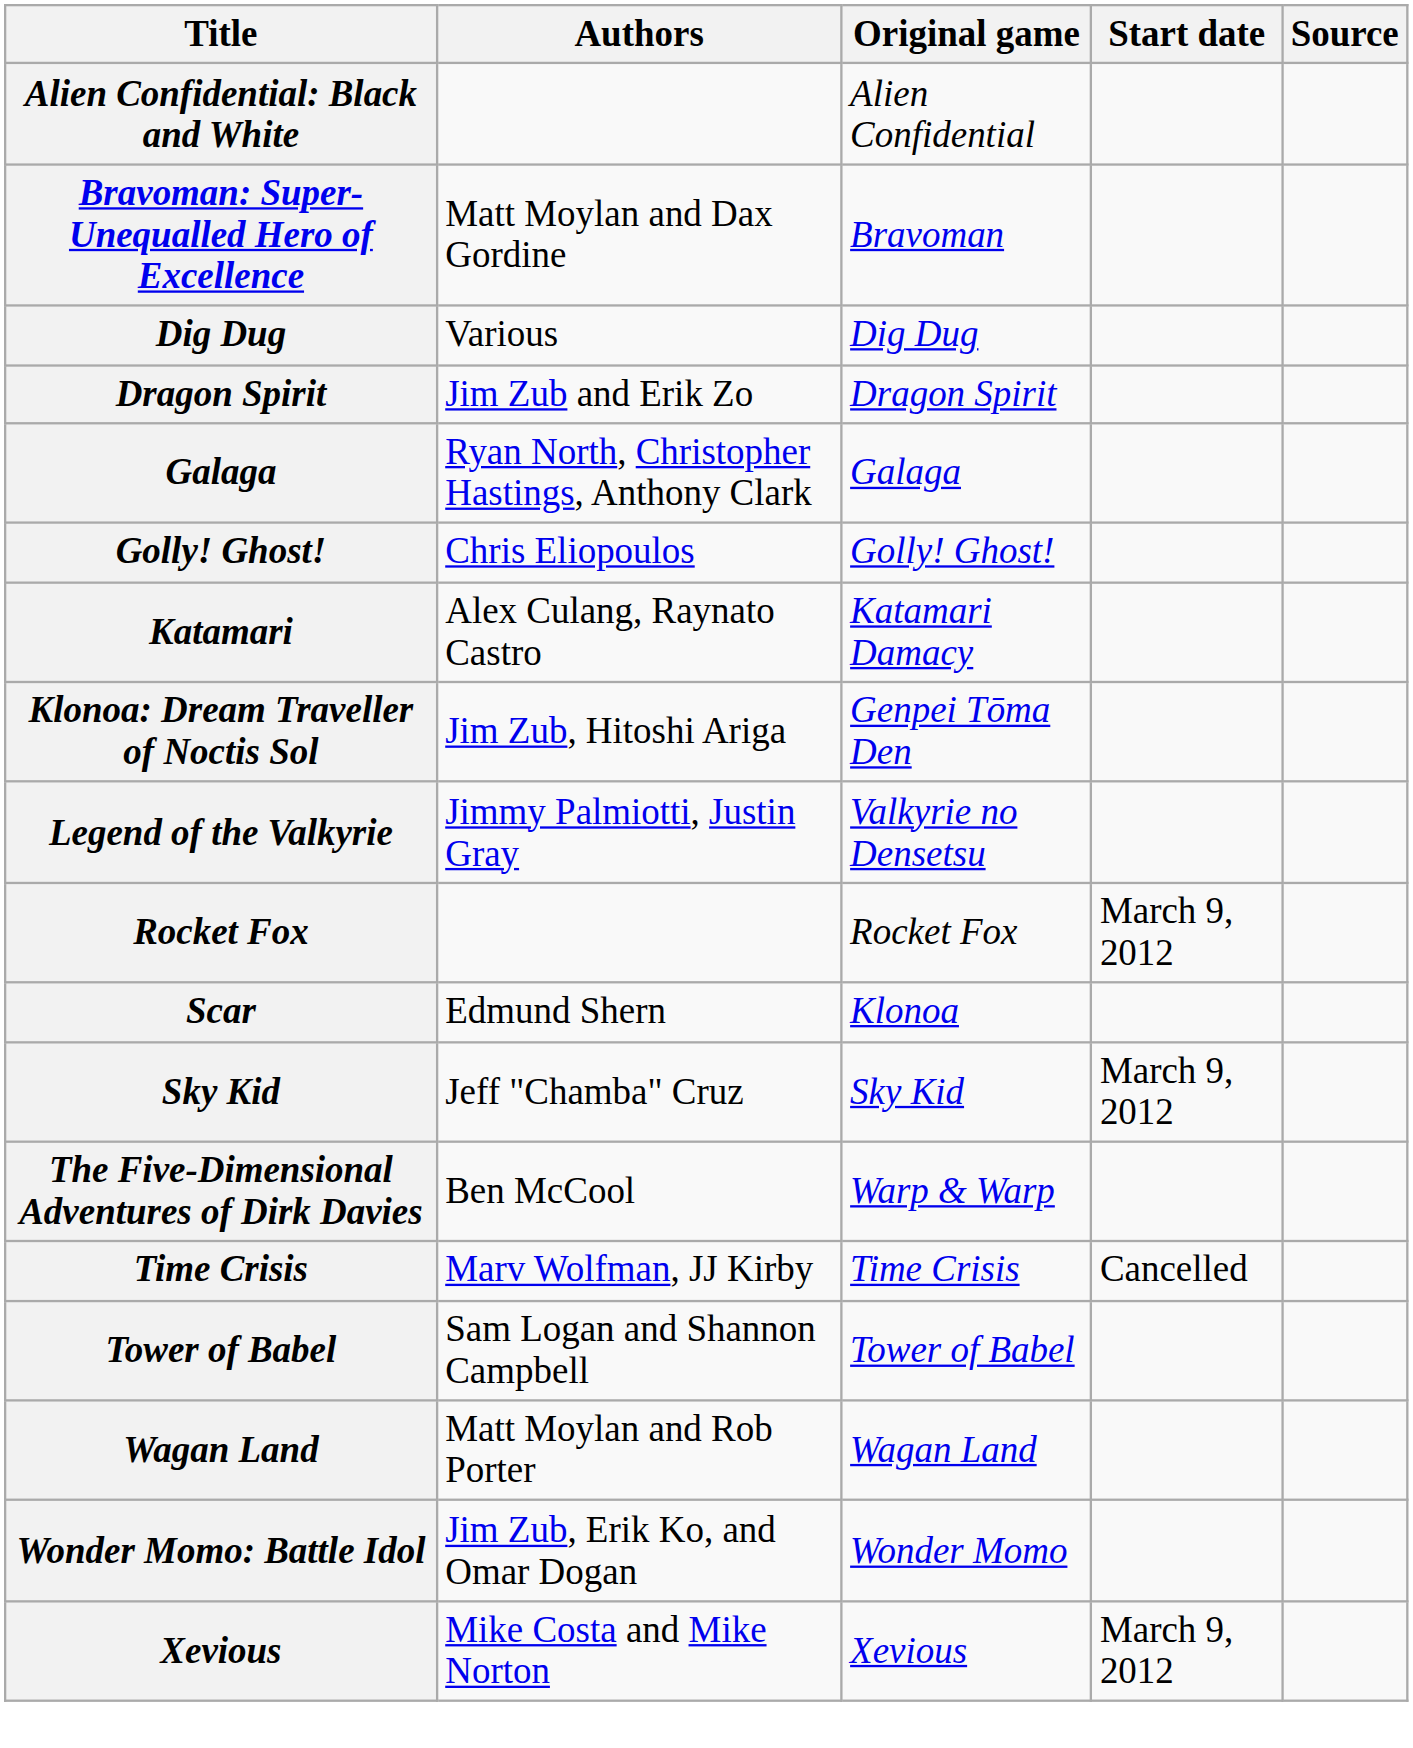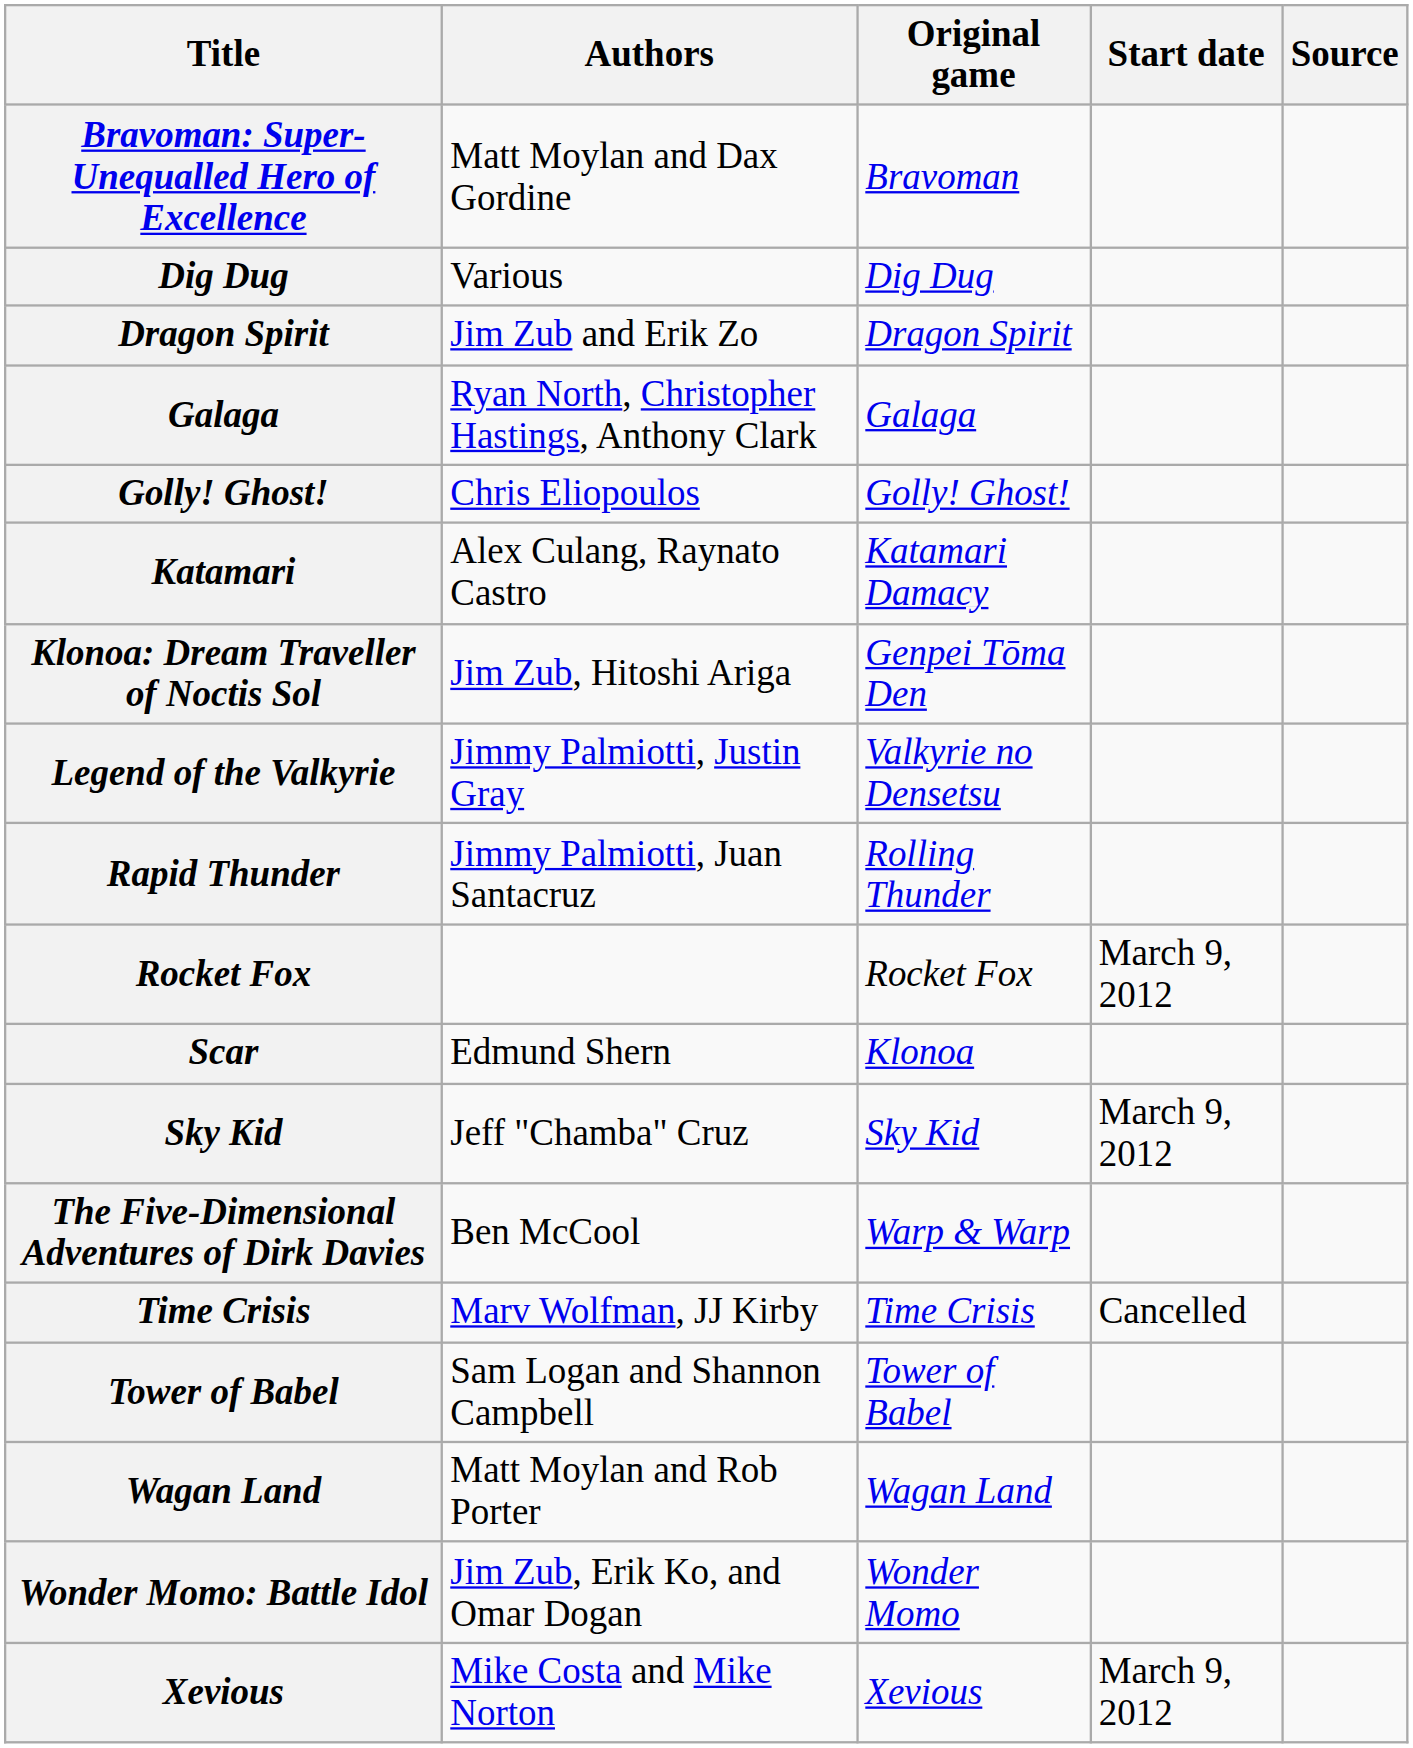- row: (221, 113)
+ row: (223, 873)
